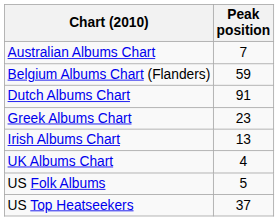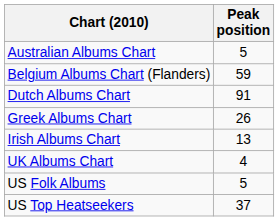(243, 52) 7 -> (243, 52) 5
(243, 118) 23 -> (243, 118) 26
